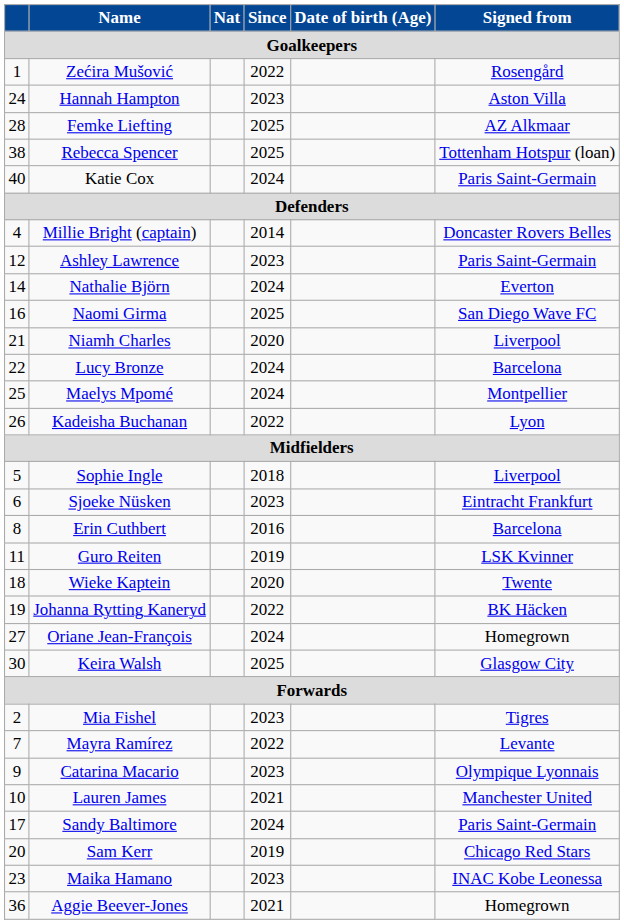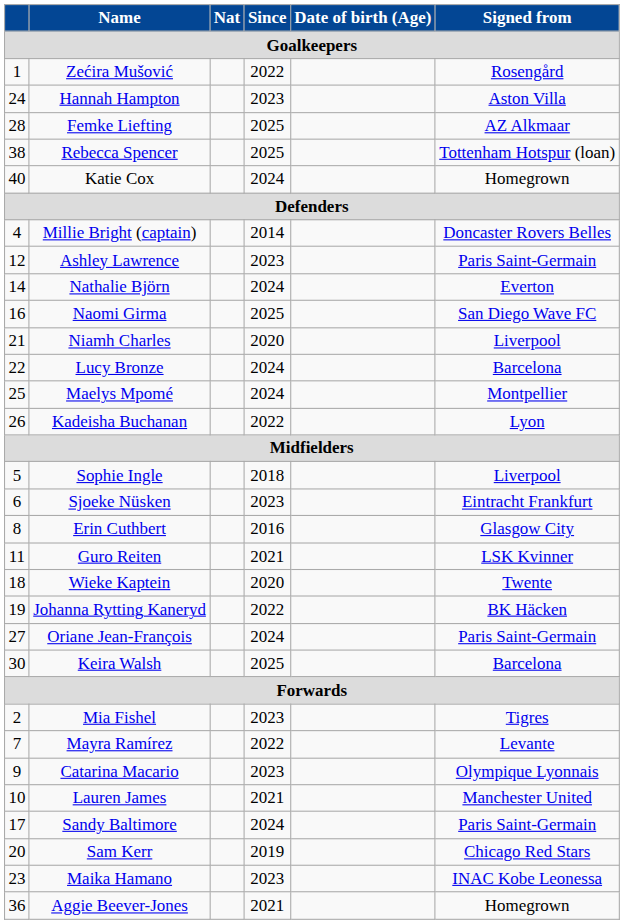(527, 179) Paris Saint-Germain -> (527, 179) Homegrown
(527, 529) Barcelona -> (527, 529) Glasgow City
(267, 555) 2019 -> (267, 555) 2021
(527, 636) Homegrown -> (527, 636) Paris Saint-Germain
(527, 663) Glasgow City -> (527, 663) Barcelona
